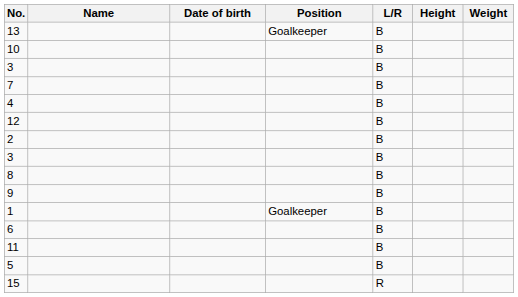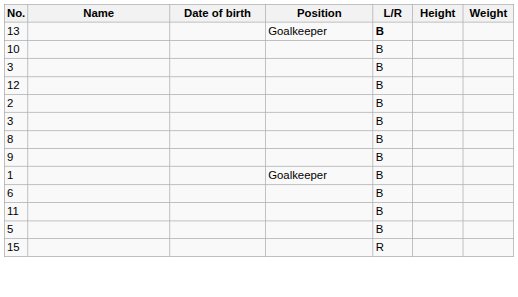(379, 31) normal -> (380, 31) bold
- row: (10, 85)
- row: (10, 103)
